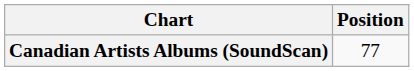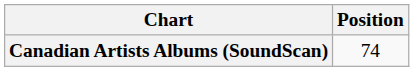(370, 50) 77 -> (370, 50) 74
